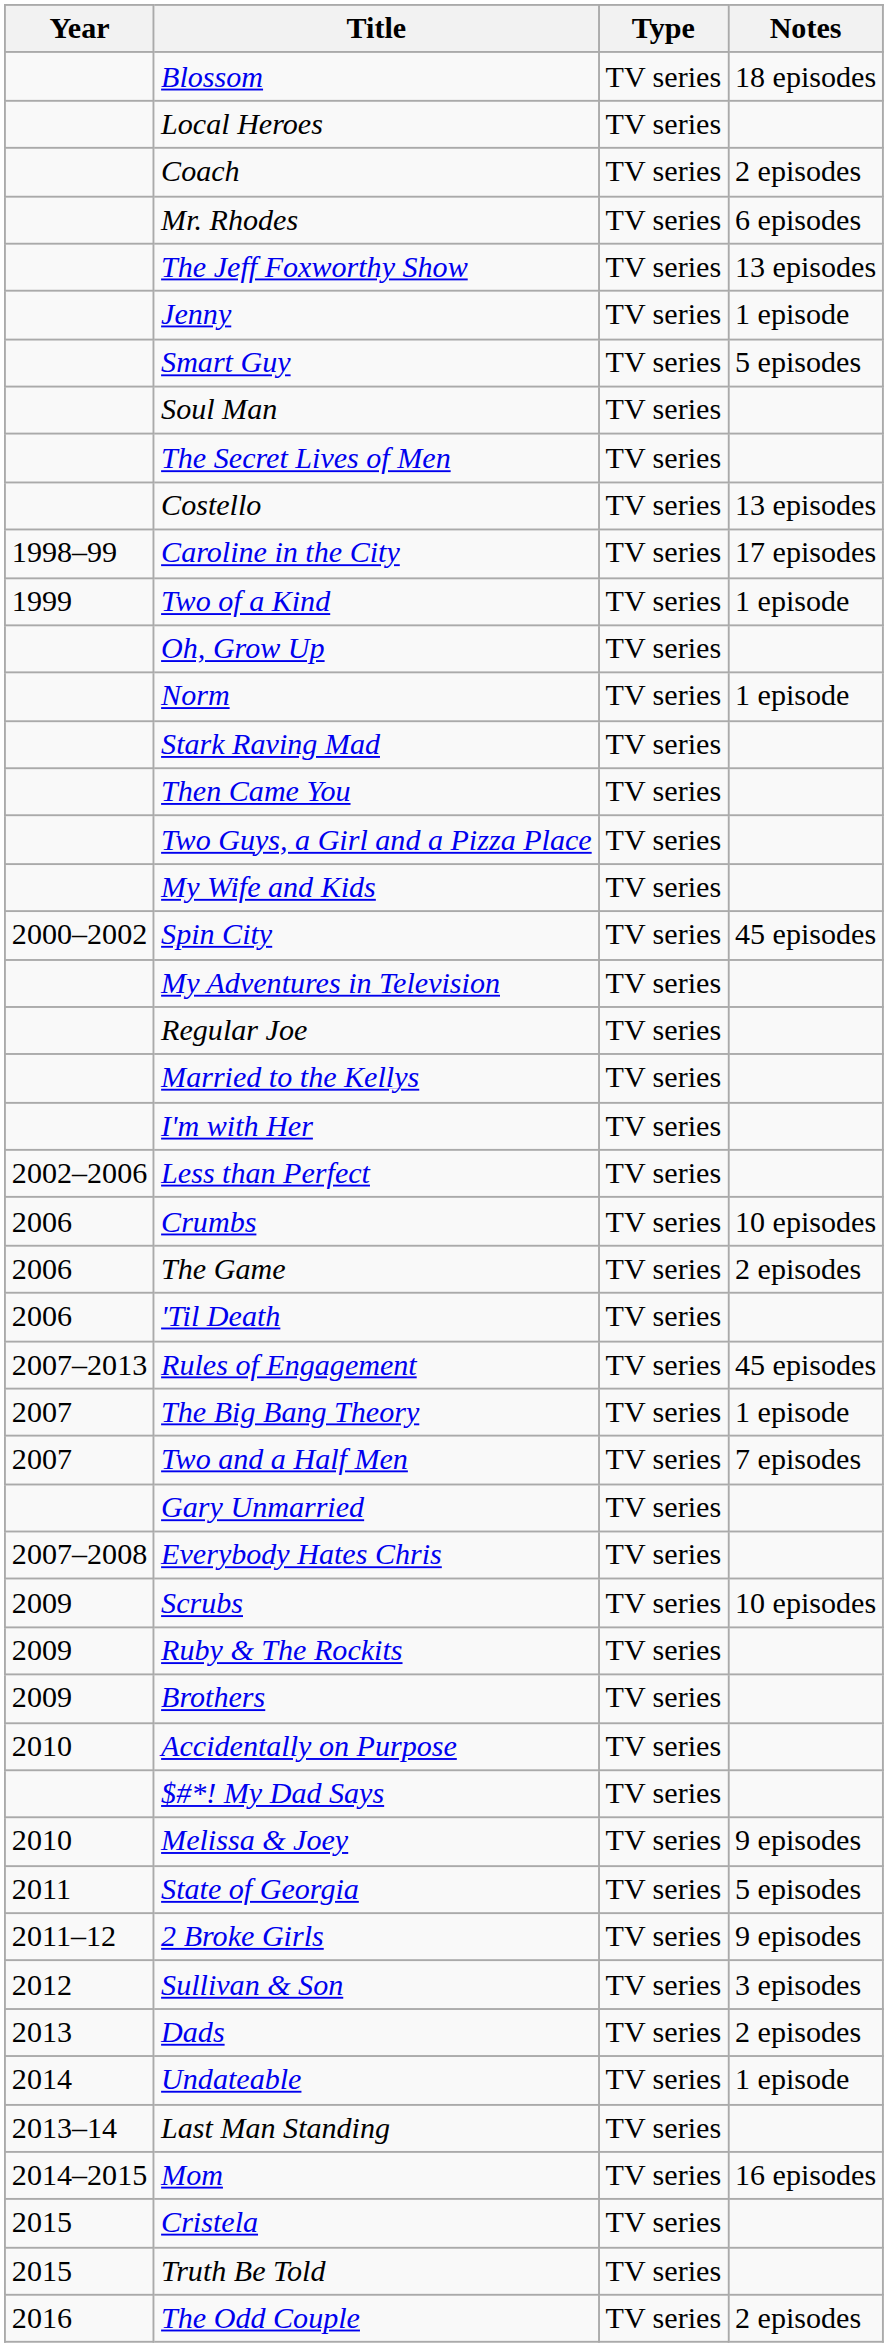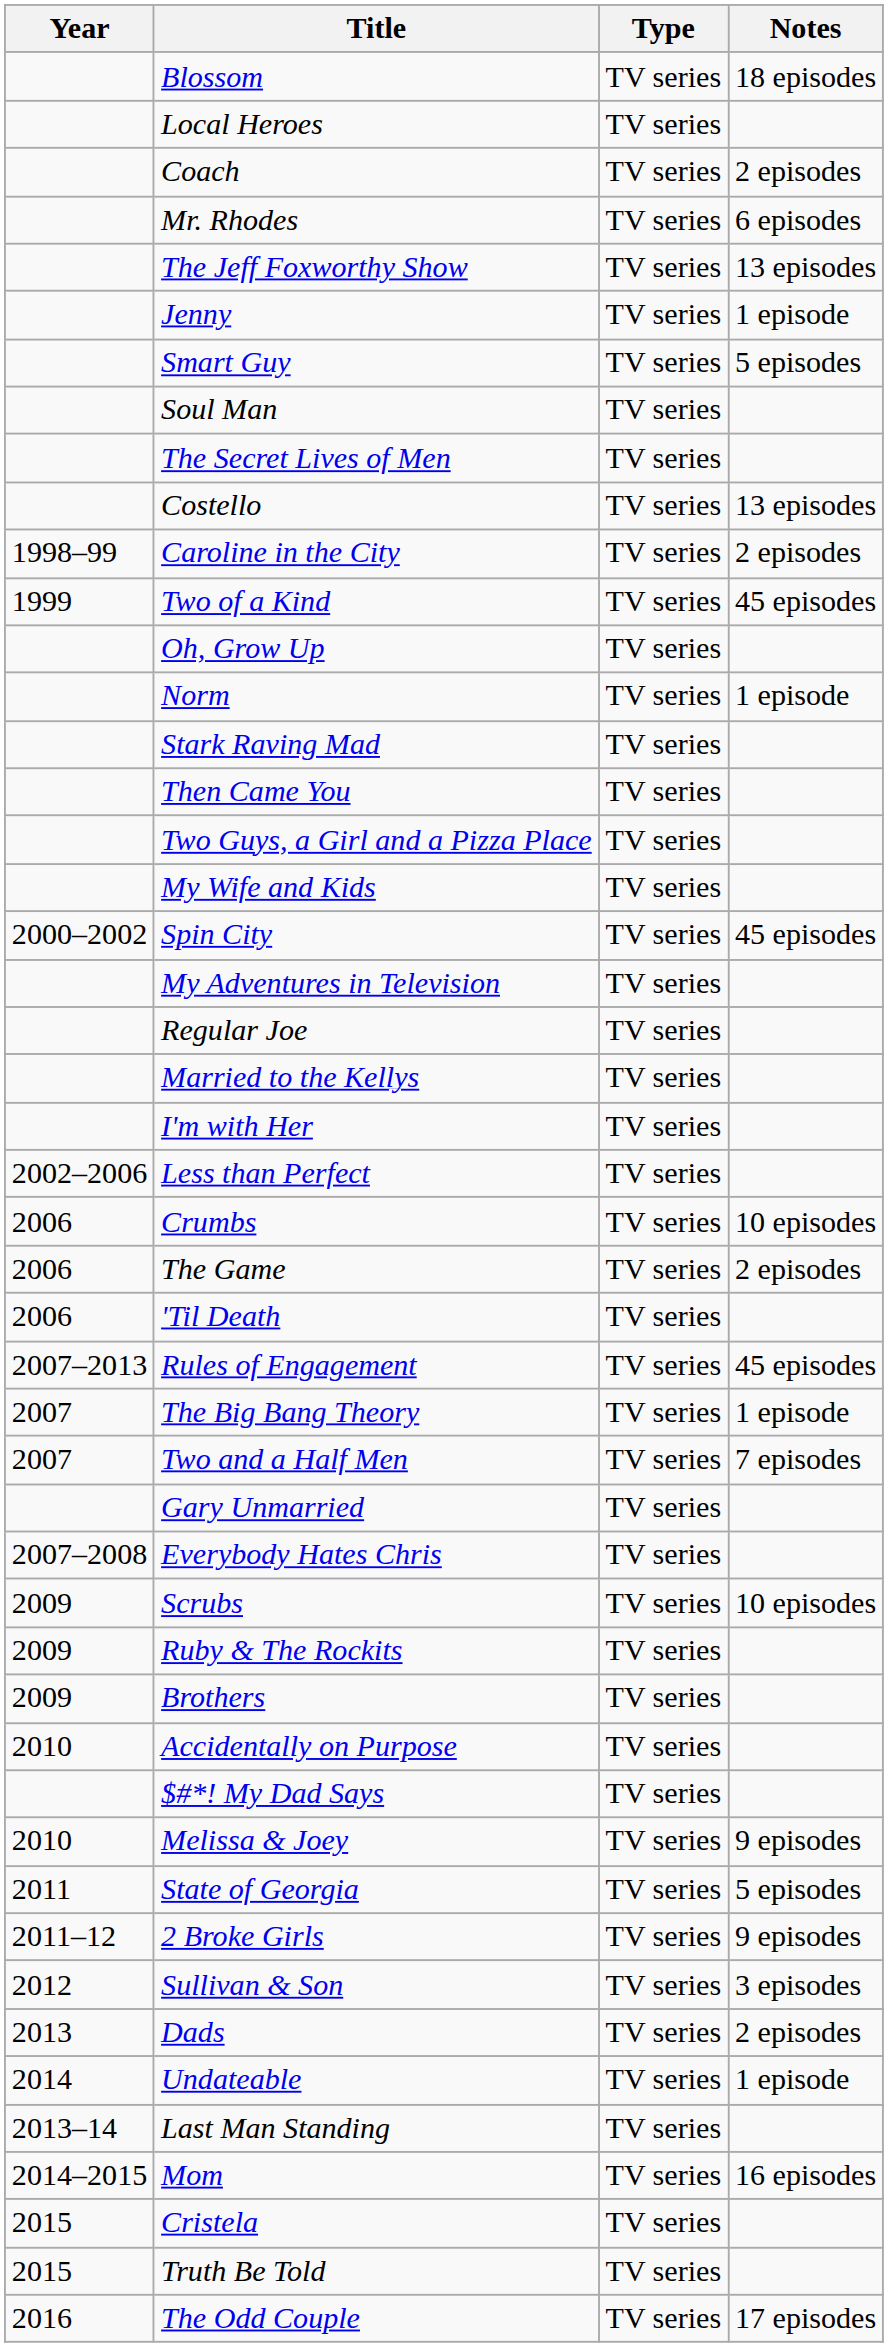(806, 553) 17 episodes -> (798, 553) 2 episodes
(792, 600) 1 episode -> (806, 600) 45 episodes
(798, 2318) 2 episodes -> (806, 2318) 17 episodes
